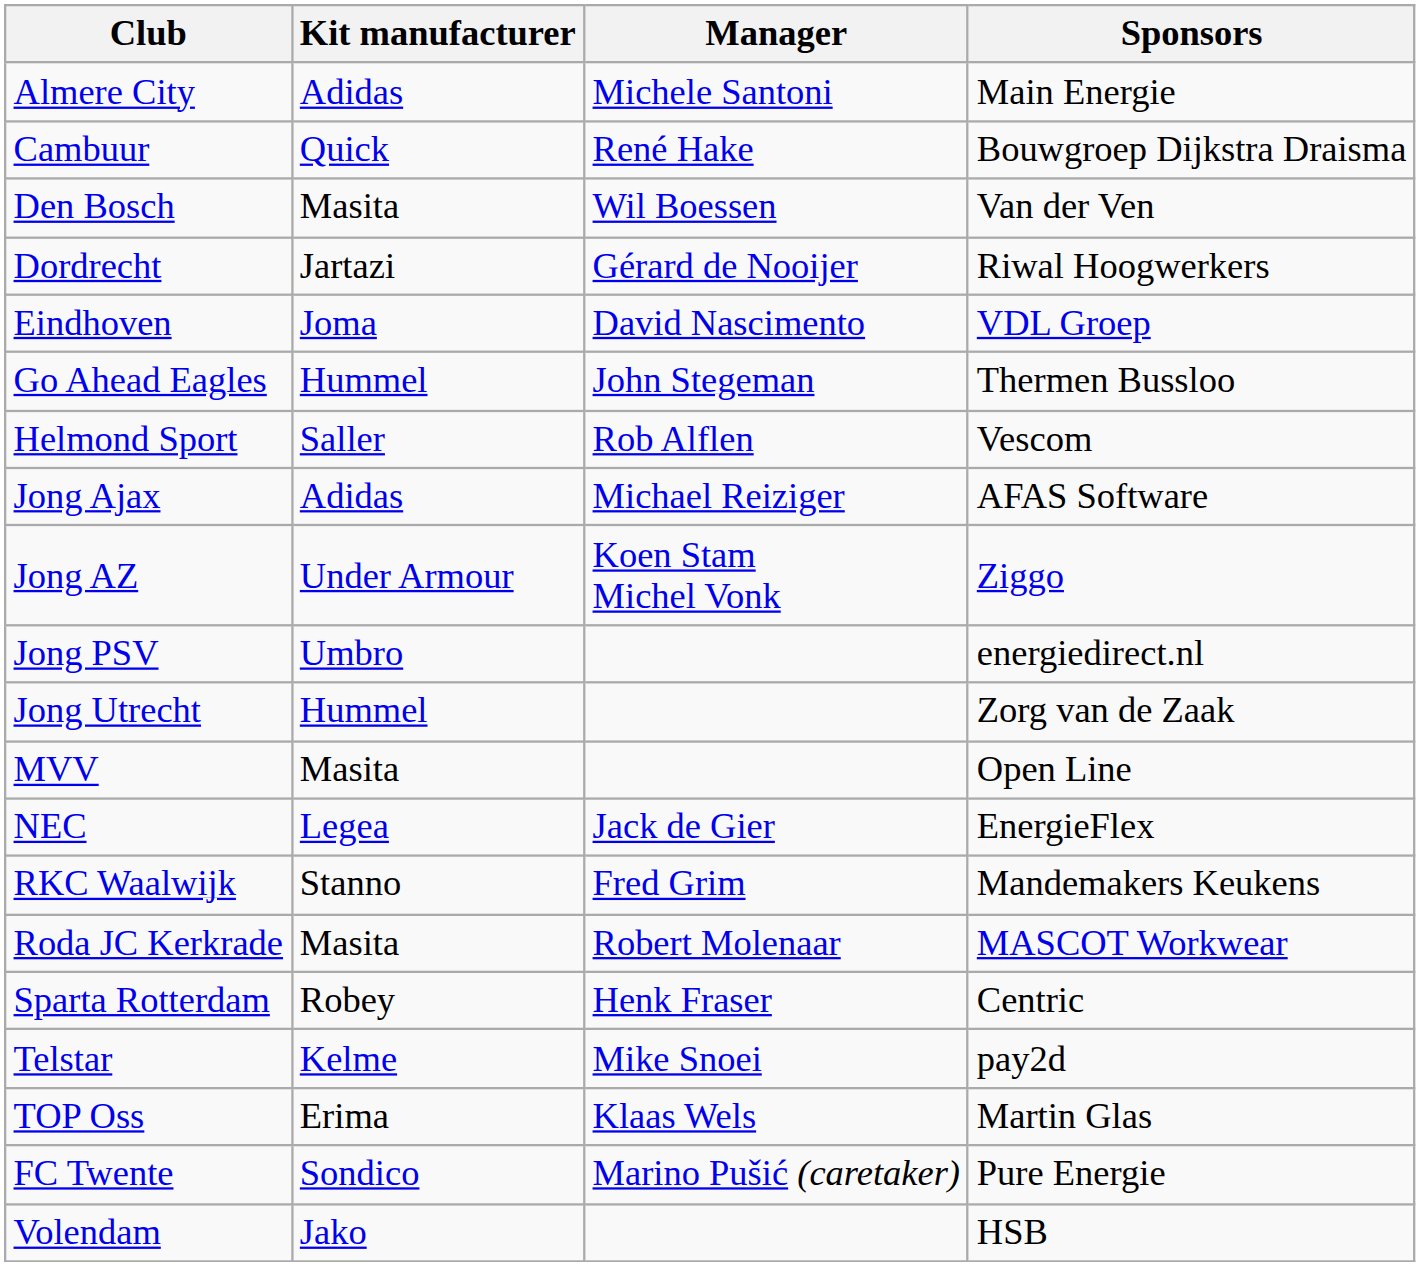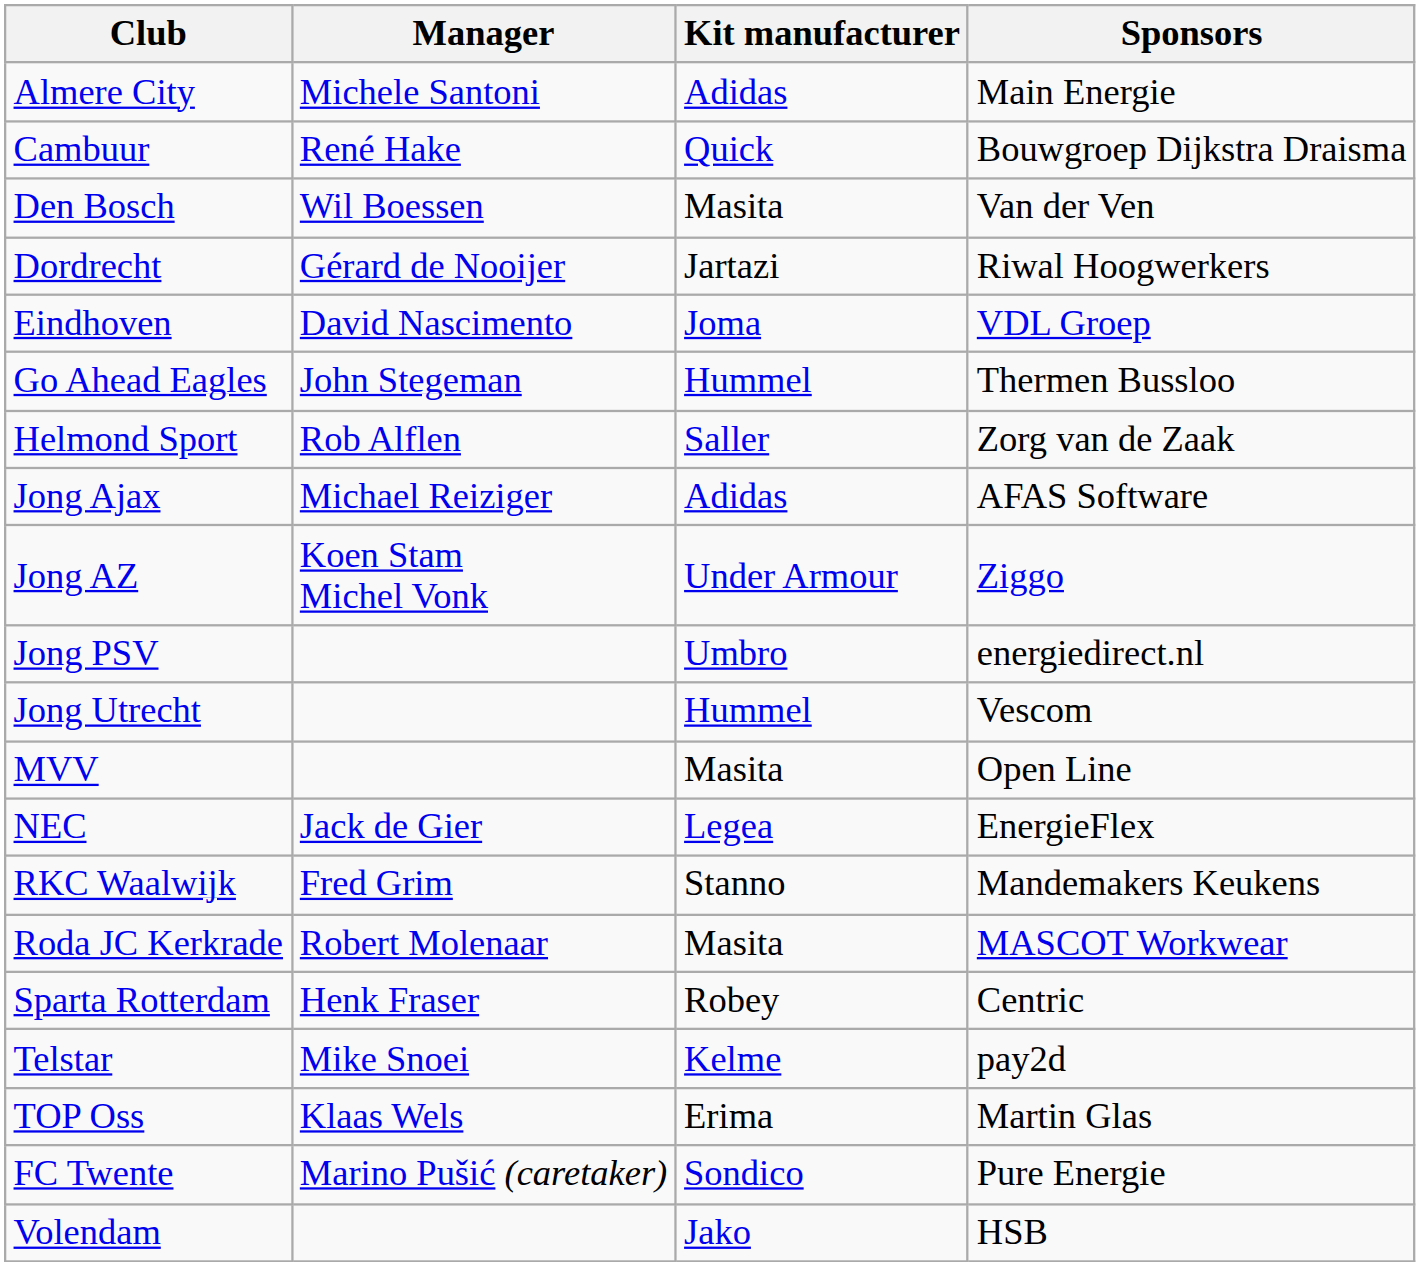columns swapped: (776, 33) <-> (438, 33)
(1035, 438) Vescom -> (1106, 438) Zorg van de Zaak
(1106, 710) Zorg van de Zaak -> (1035, 710) Vescom
